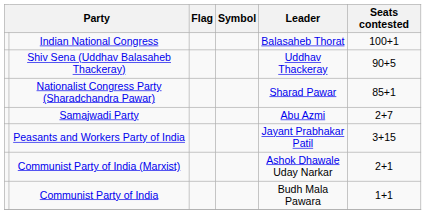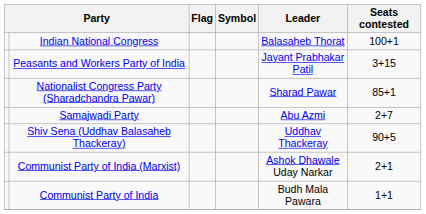rows swapped: (99, 64) <-> (99, 138)
